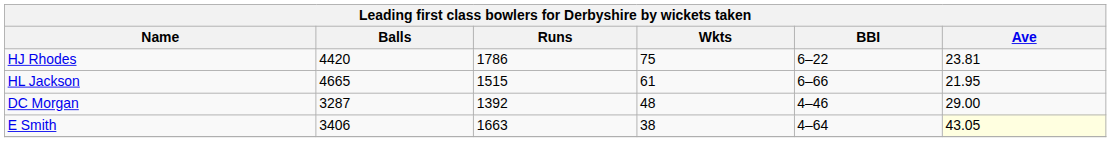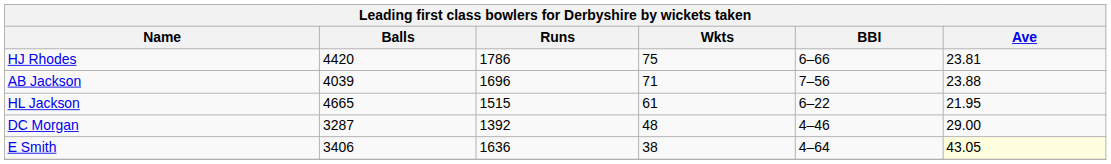(813, 59) 6–22 -> (814, 59) 6–66
+ row: (44, 81)
(813, 81) 6–66 -> (814, 103) 6–22
(492, 125) 1663 -> (495, 147) 1636
